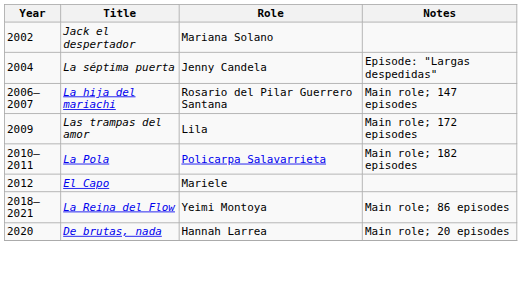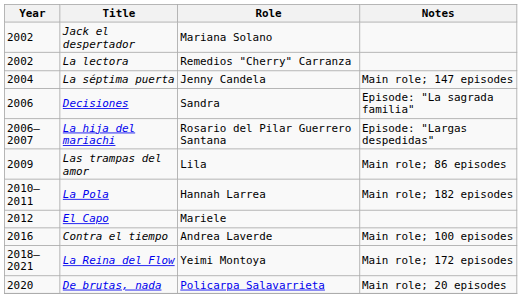+ row: (96, 62)
(418, 68) Episode: "Largas despedidas" -> (438, 79) Main role; 147 episodes
+ row: (96, 103)
(411, 98) Main role; 147 episodes -> (415, 134) Episode: "Largas despedidas"
(411, 129) Main role; 172 episodes -> (434, 164) Main role; 86 episodes
(254, 159) Policarpa Salavarrieta -> (223, 195) Hannah Larrea
+ row: (115, 236)
(437, 207) Main role; 86 episodes -> (438, 261) Main role; 172 episodes
(224, 231) Hannah Larrea -> (253, 285) Policarpa Salavarrieta
